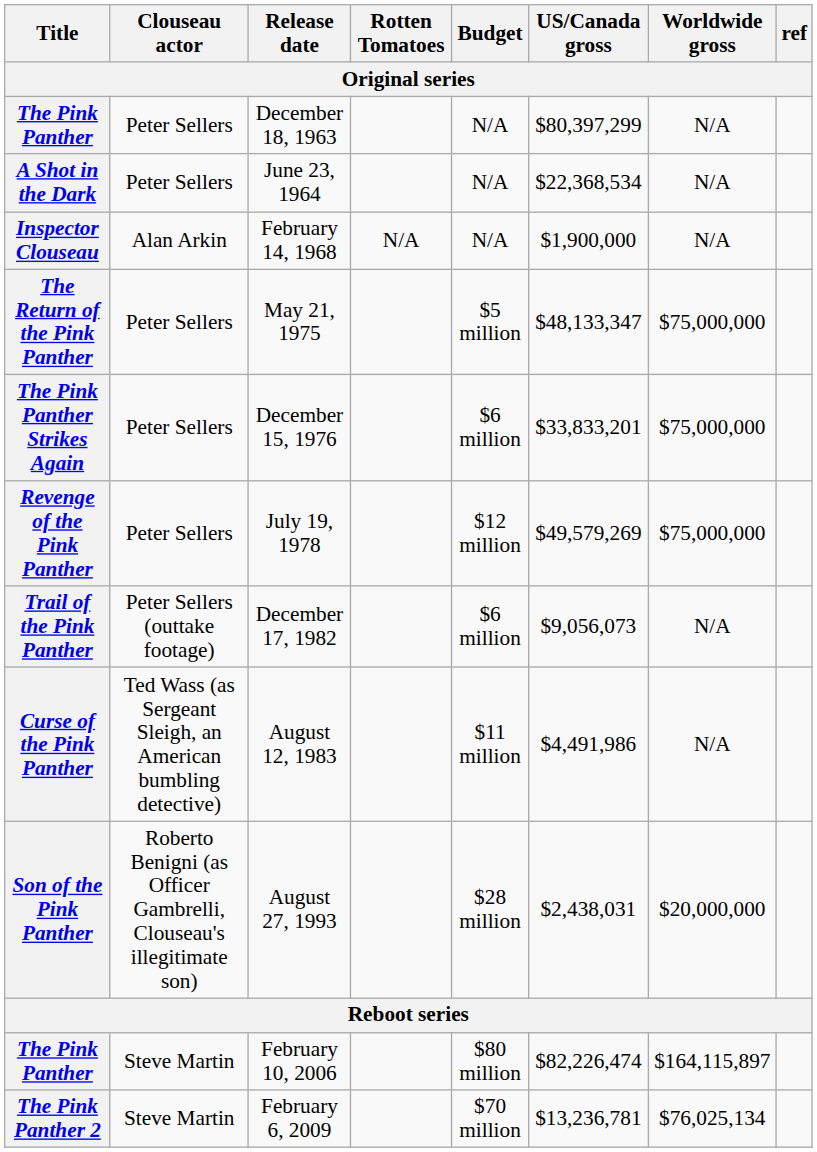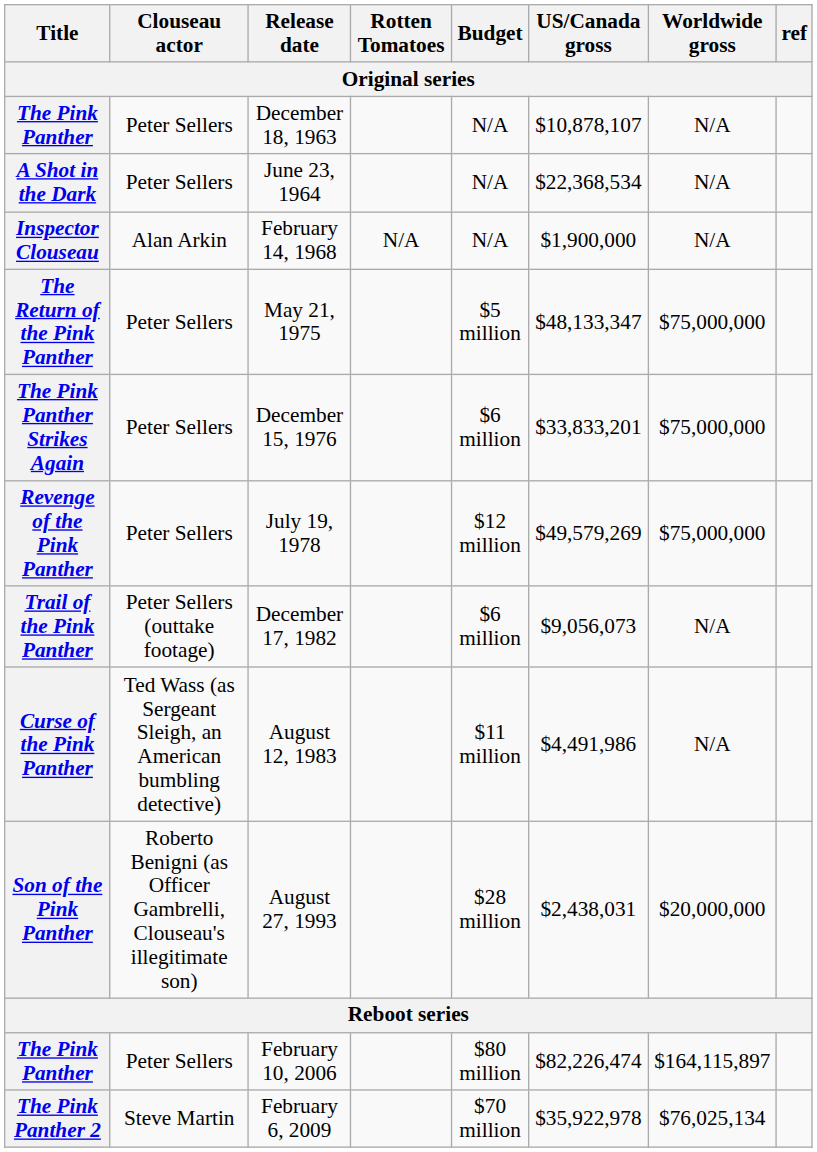(588, 124) $80,397,299 -> (588, 124) $10,878,107
(179, 1060) Steve Martin -> (179, 1060) Peter Sellers
(588, 1118) $13,236,781 -> (588, 1118) $35,922,978
